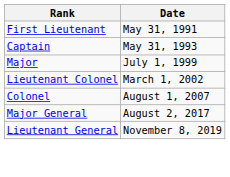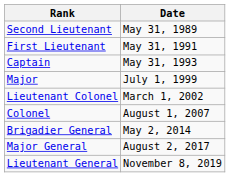+ row: (59, 30)
+ row: (59, 130)
